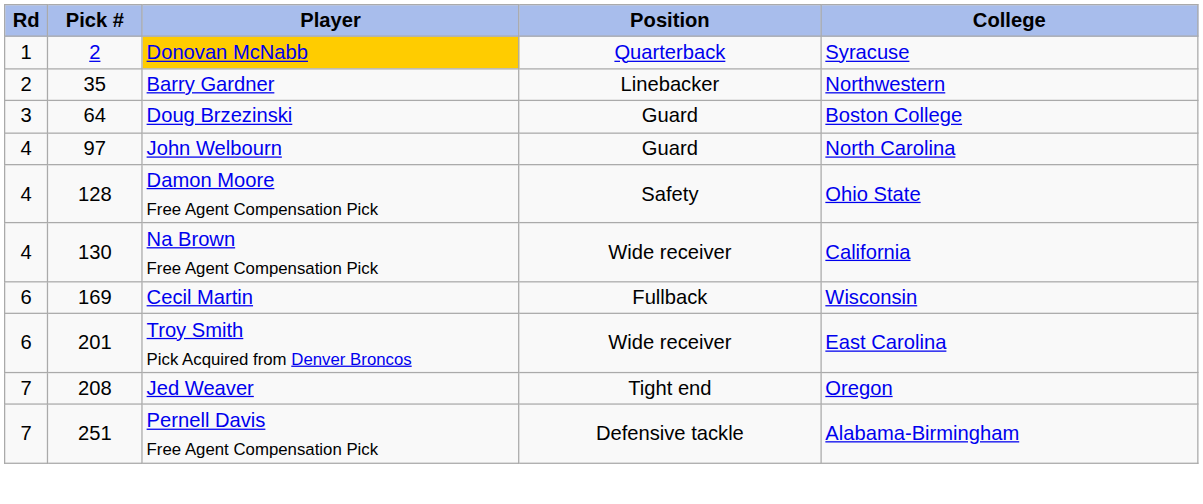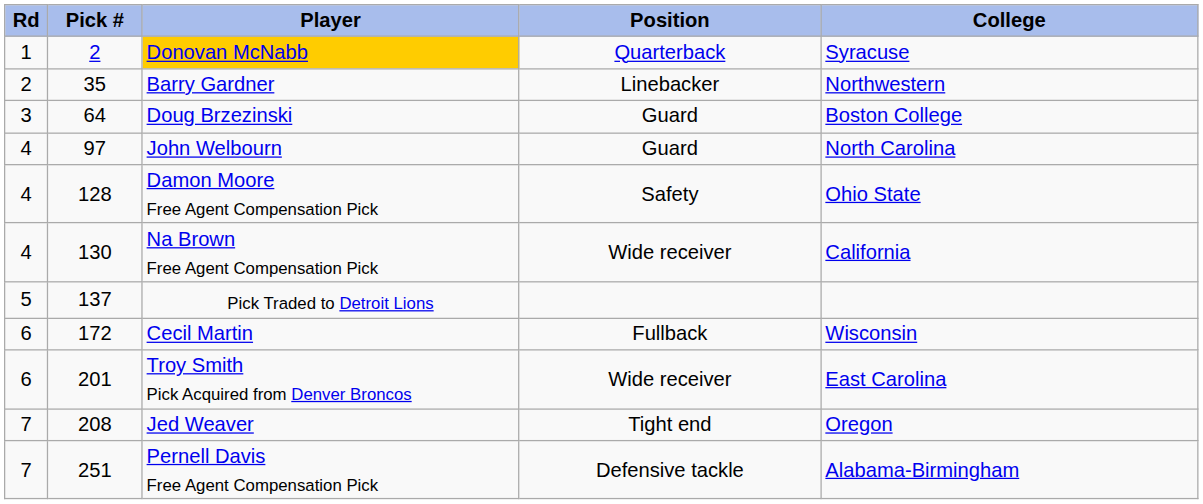+ row: (331, 304)
(95, 297) 169 -> (95, 333) 172
